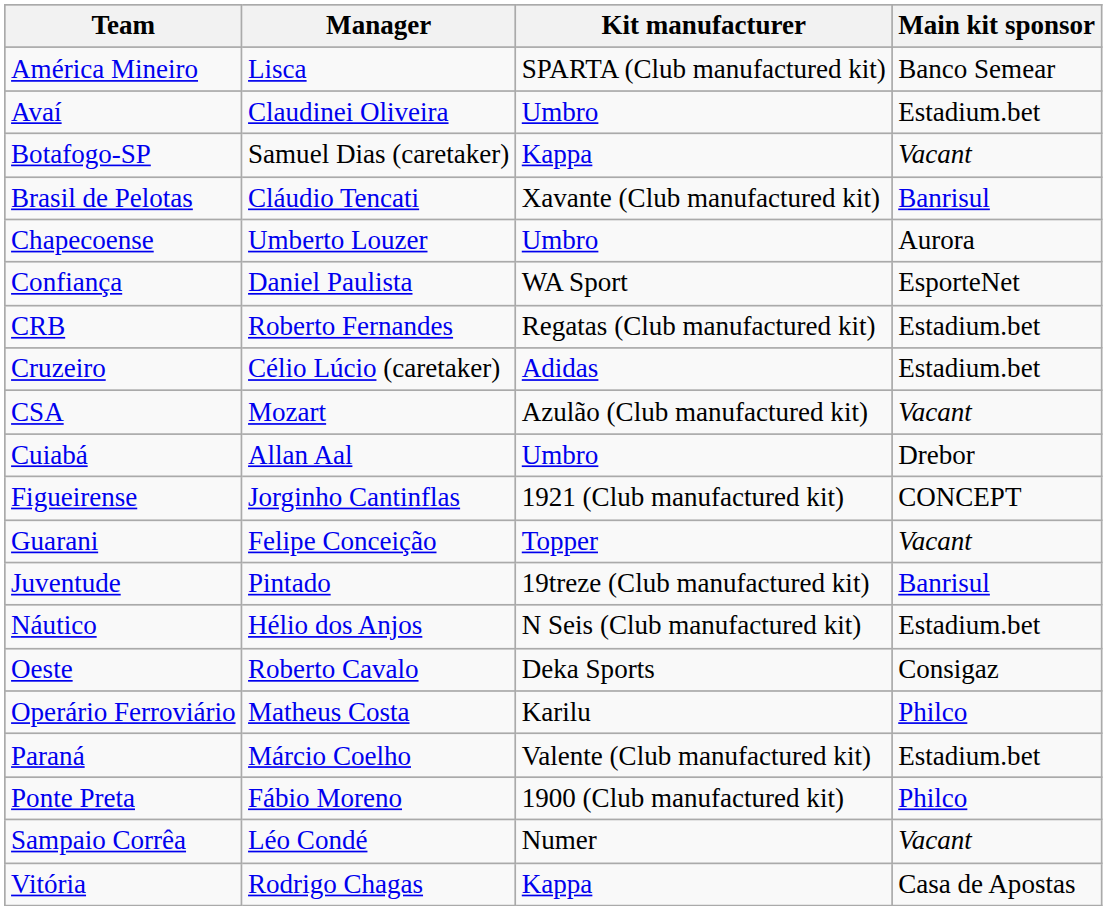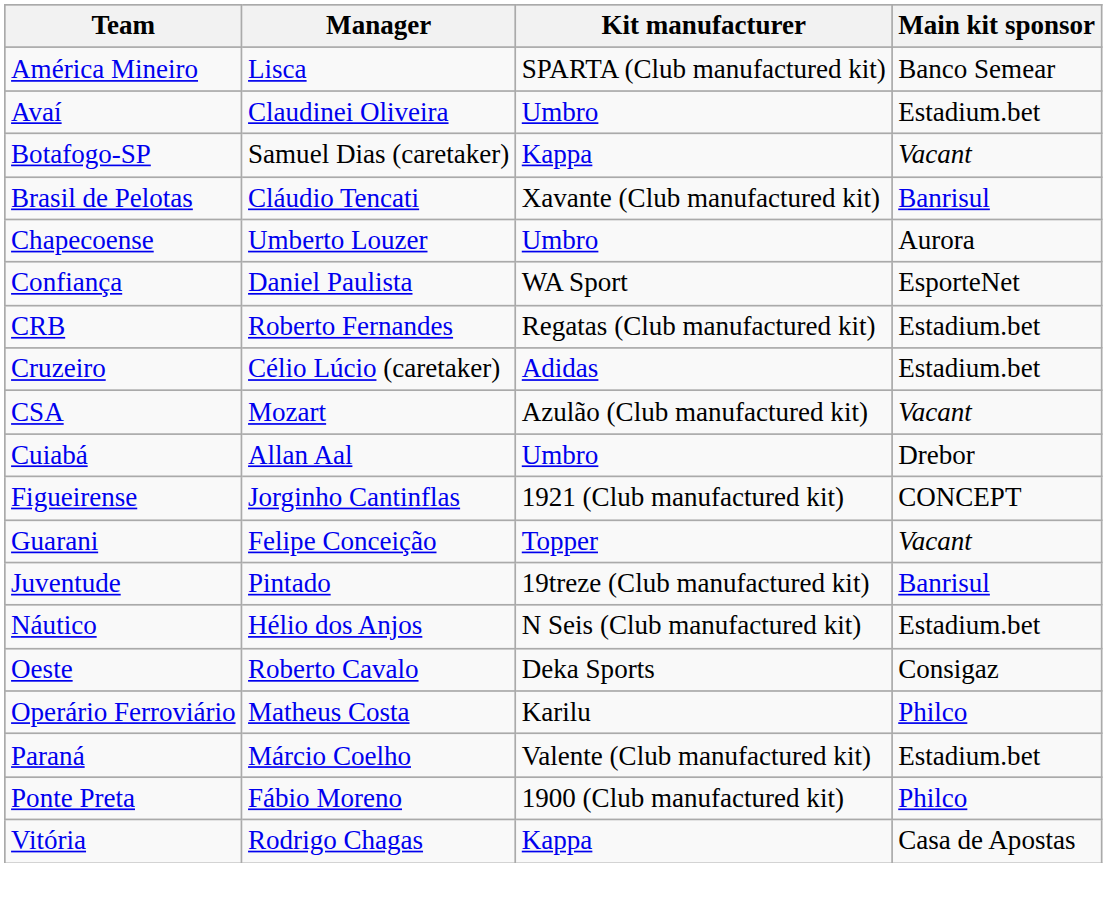- row: (99, 840)
